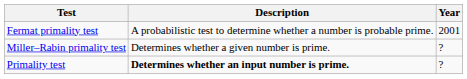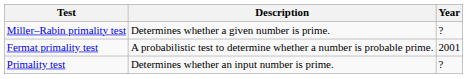rows swapped: (52, 30) <-> (66, 47)
(240, 64) bold -> (232, 64) normal
